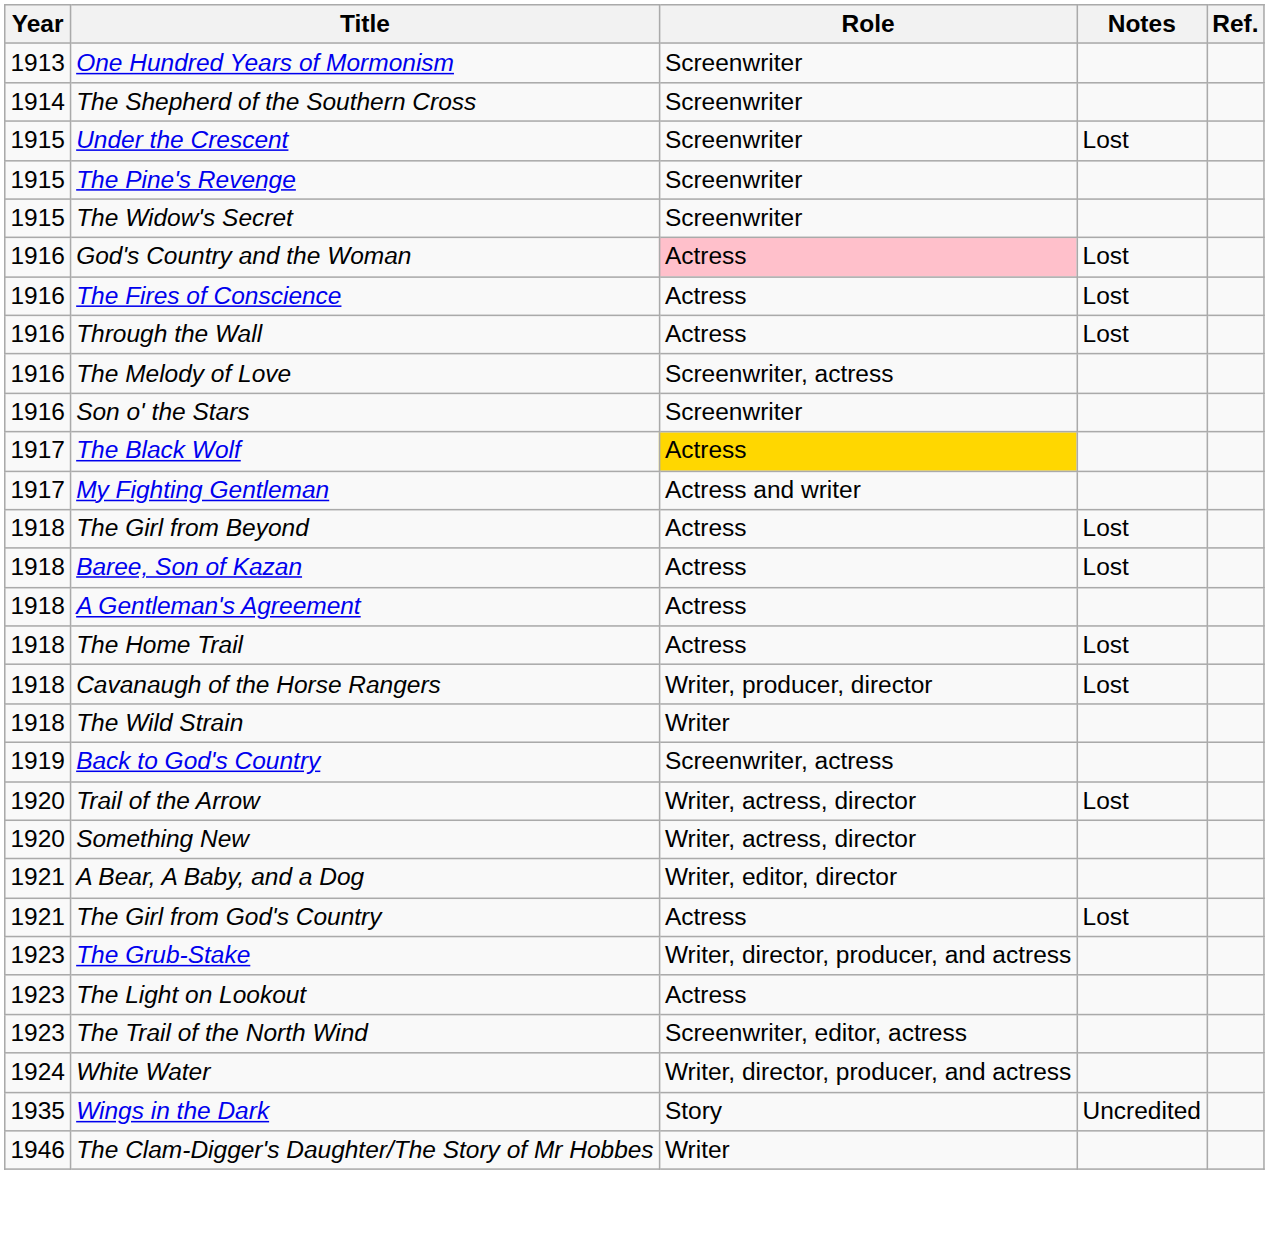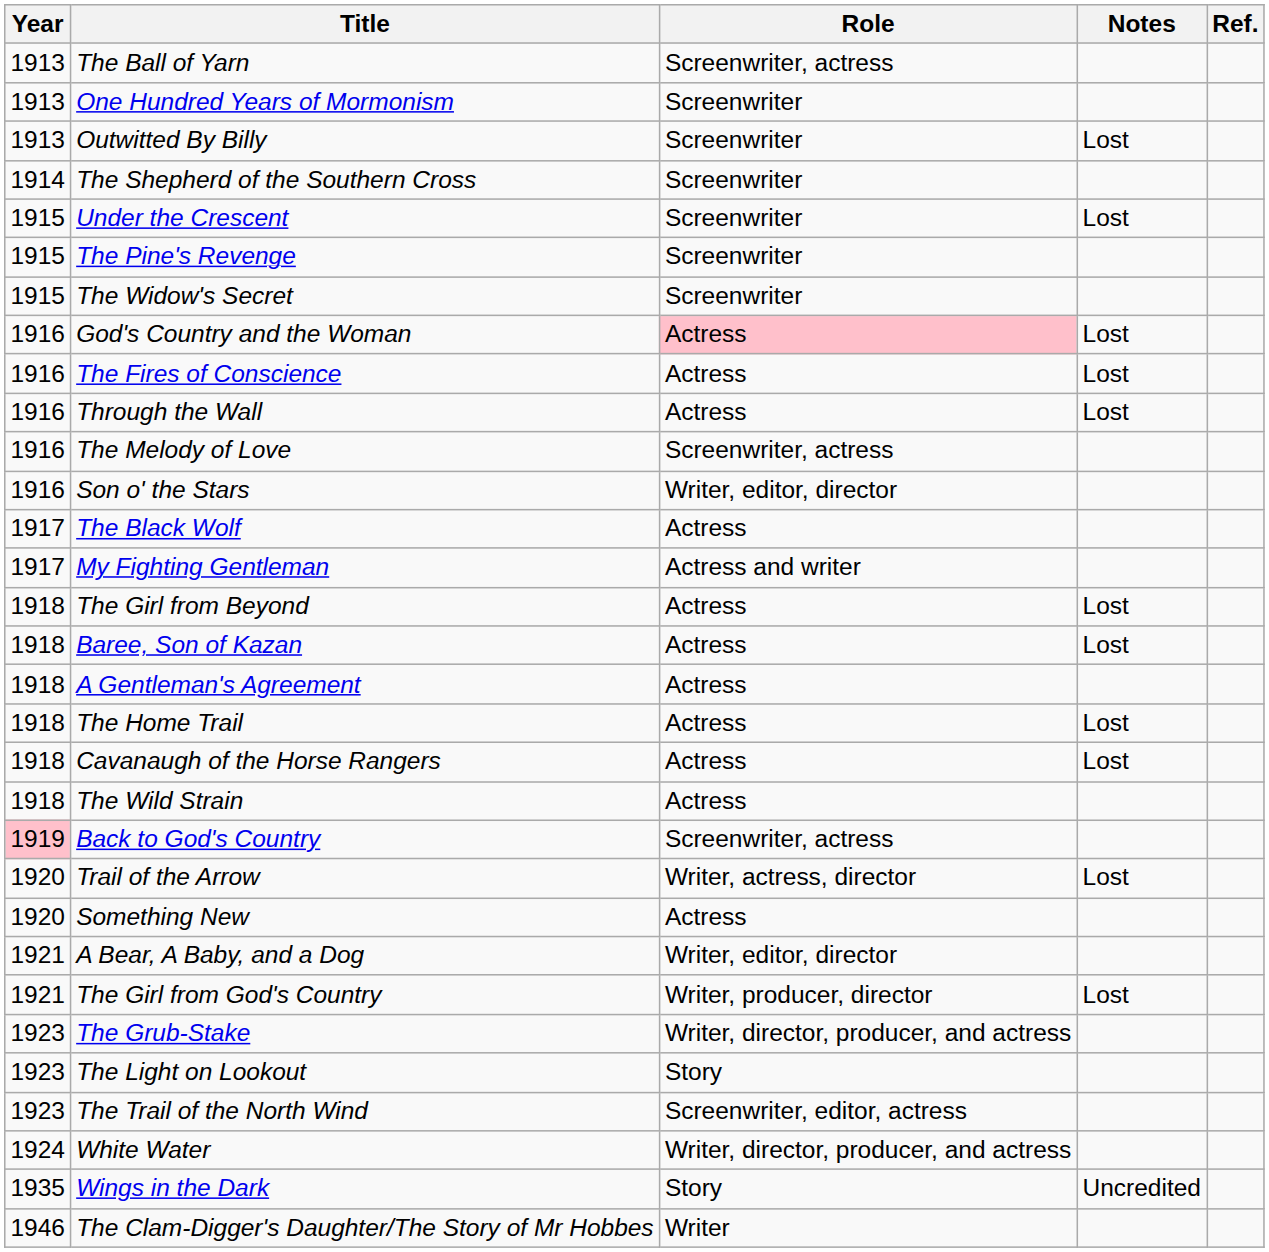+ row: (163, 62)
+ row: (171, 140)
(734, 412) Screenwriter -> (781, 489) Writer, editor, director
(706, 450) gold background -> (706, 528) no background
(799, 683) Writer, producer, director -> (706, 761) Actress
(697, 722) Writer -> (706, 800) Actress
(38, 761) no background -> (38, 839) pink background
(790, 839) Writer, actress, director -> (706, 916) Actress
(706, 916) Actress -> (799, 994) Writer, producer, director
(706, 994) Actress -> (693, 1072) Story
